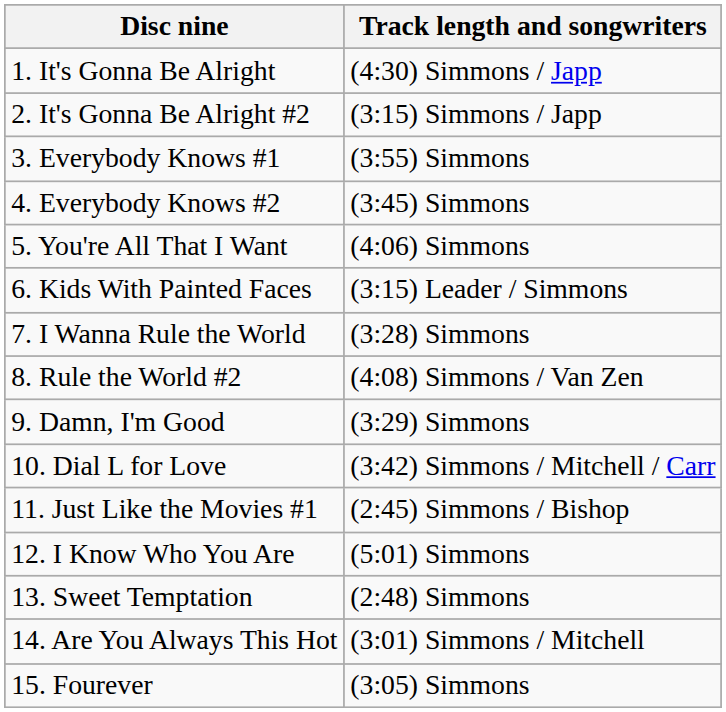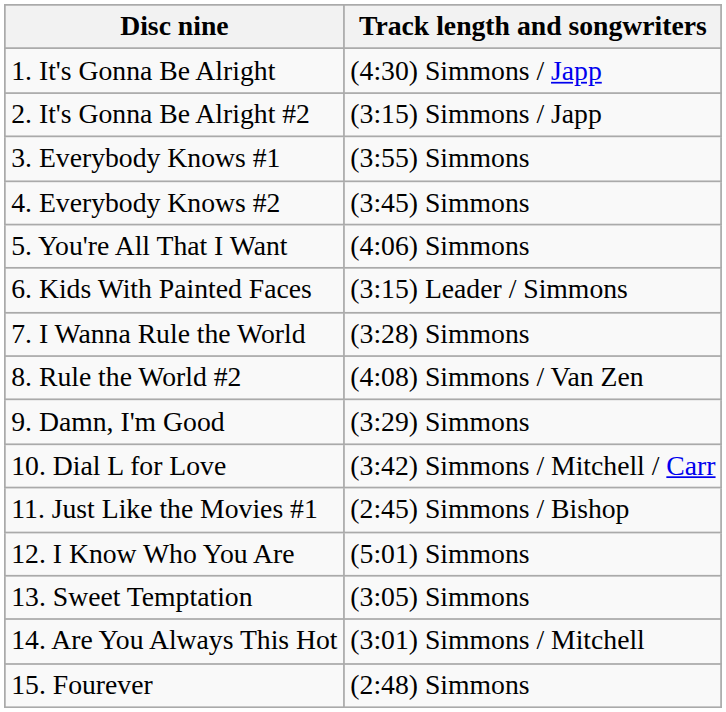(440, 597) (2:48) Simmons -> (440, 597) (3:05) Simmons
(440, 684) (3:05) Simmons -> (440, 684) (2:48) Simmons
